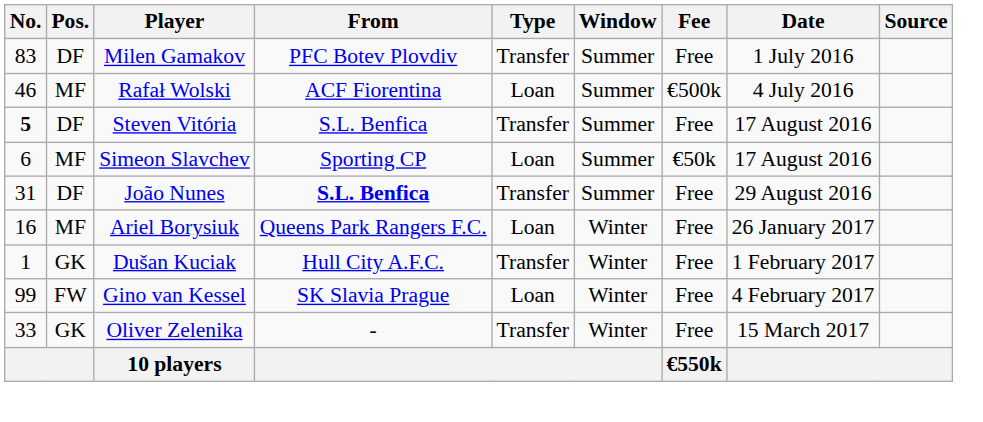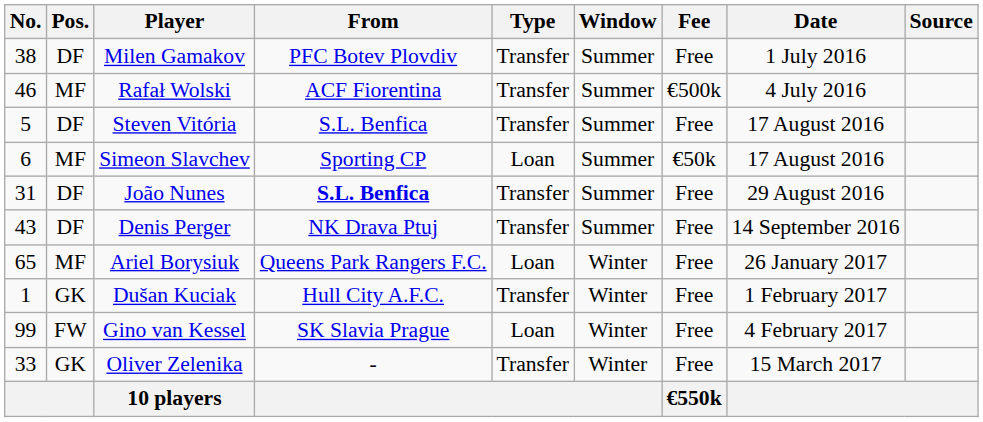(26, 55) 83 -> (26, 55) 38
(533, 90) Loan -> (533, 90) Transfer
(26, 124) bold -> (26, 124) normal
+ row: (174, 227)
(26, 227) 16 -> (26, 261) 65
